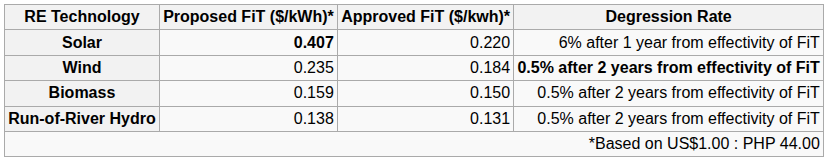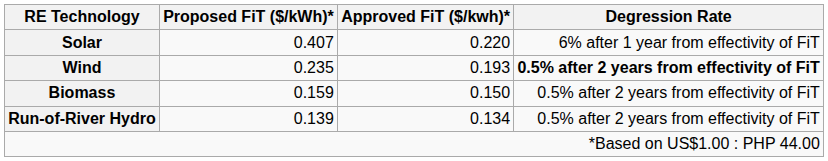(314, 42) bold -> (314, 42) normal
(490, 67) 0.184 -> (490, 67) 0.193
(314, 118) 0.138 -> (314, 118) 0.139
(490, 118) 0.131 -> (490, 118) 0.134
